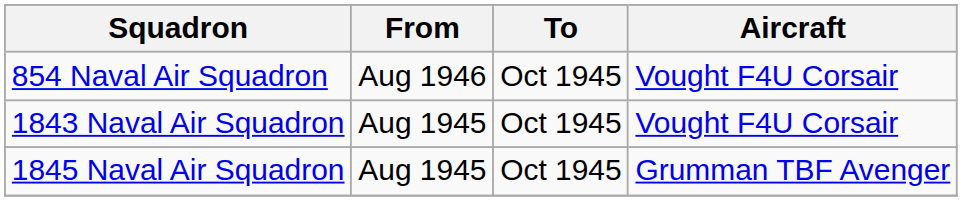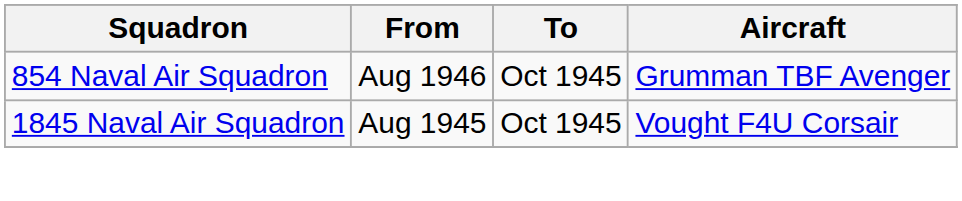(767, 75) Vought F4U Corsair -> (793, 75) Grumman TBF Avenger
- row: (178, 123)
(793, 170) Grumman TBF Avenger -> (767, 123) Vought F4U Corsair
